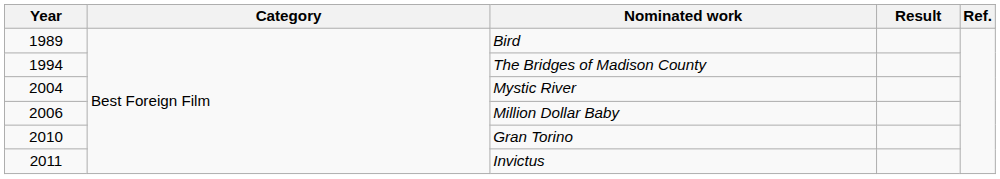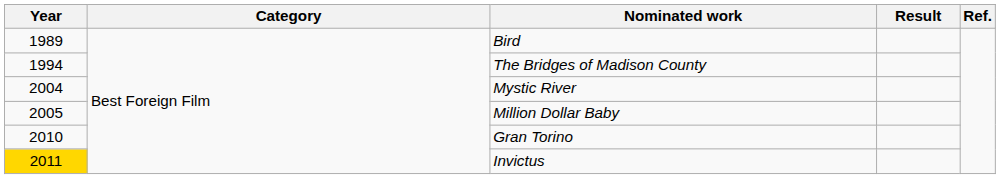(46, 112) 2006 -> (46, 112) 2005
(46, 161) no background -> (46, 161) gold background
